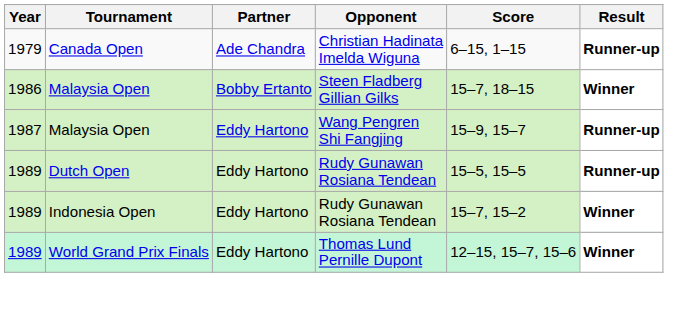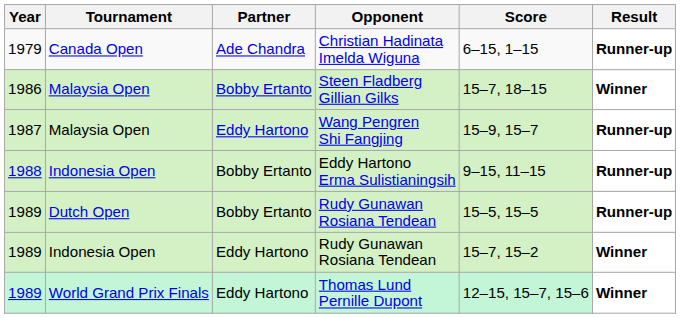+ row: (102, 171)
(262, 171) Eddy Hartono -> (264, 212) Bobby Ertanto
